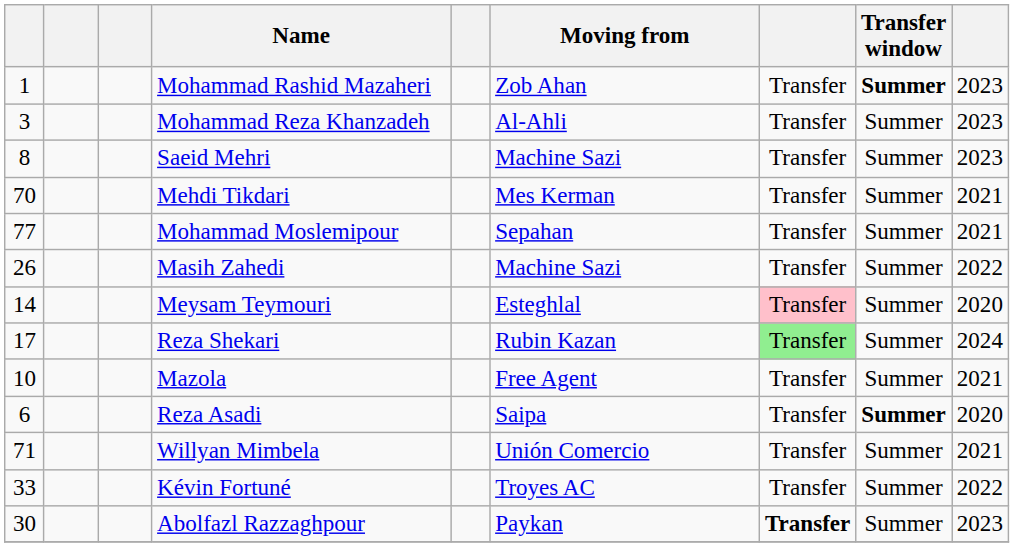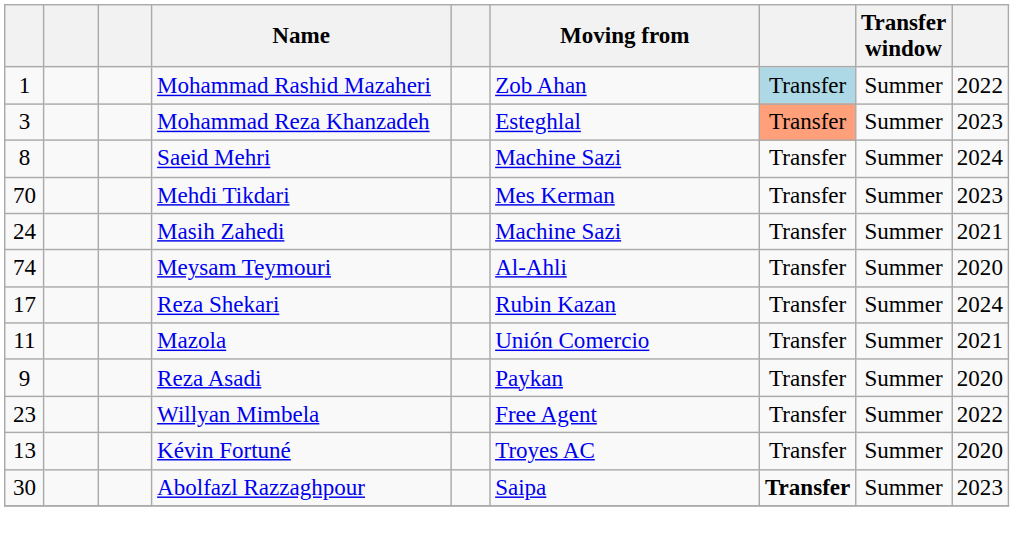(808, 85) no background -> (808, 85) lightblue background
(904, 85) bold -> (904, 85) normal
(980, 85) 2023 -> (980, 85) 2022
(531, 121) Al-Ahli -> (538, 121) Esteghlal
(808, 121) no background -> (808, 121) lightsalmon background
(980, 158) 2023 -> (980, 158) 2024
(980, 194) 2021 -> (980, 194) 2023
- row: (278, 231)
(24, 267) 26 -> (24, 231) 24
(980, 267) 2022 -> (980, 231) 2021
(24, 304) 14 -> (24, 267) 74
(538, 304) Esteghlal -> (531, 267) Al-Ahli
(808, 304) pink background -> (808, 267) no background
(808, 341) lightgreen background -> (808, 304) no background
(24, 377) 10 -> (24, 341) 11
(546, 377) Free Agent -> (572, 341) Unión Comercio
(24, 414) 6 -> (24, 377) 9
(521, 414) Saipa -> (529, 377) Paykan
(904, 414) bold -> (904, 377) normal
(24, 450) 71 -> (24, 414) 23
(572, 450) Unión Comercio -> (546, 414) Free Agent
(980, 450) 2021 -> (980, 414) 2022
(24, 487) 33 -> (24, 450) 13
(980, 487) 2022 -> (980, 450) 2020
(529, 523) Paykan -> (521, 487) Saipa
